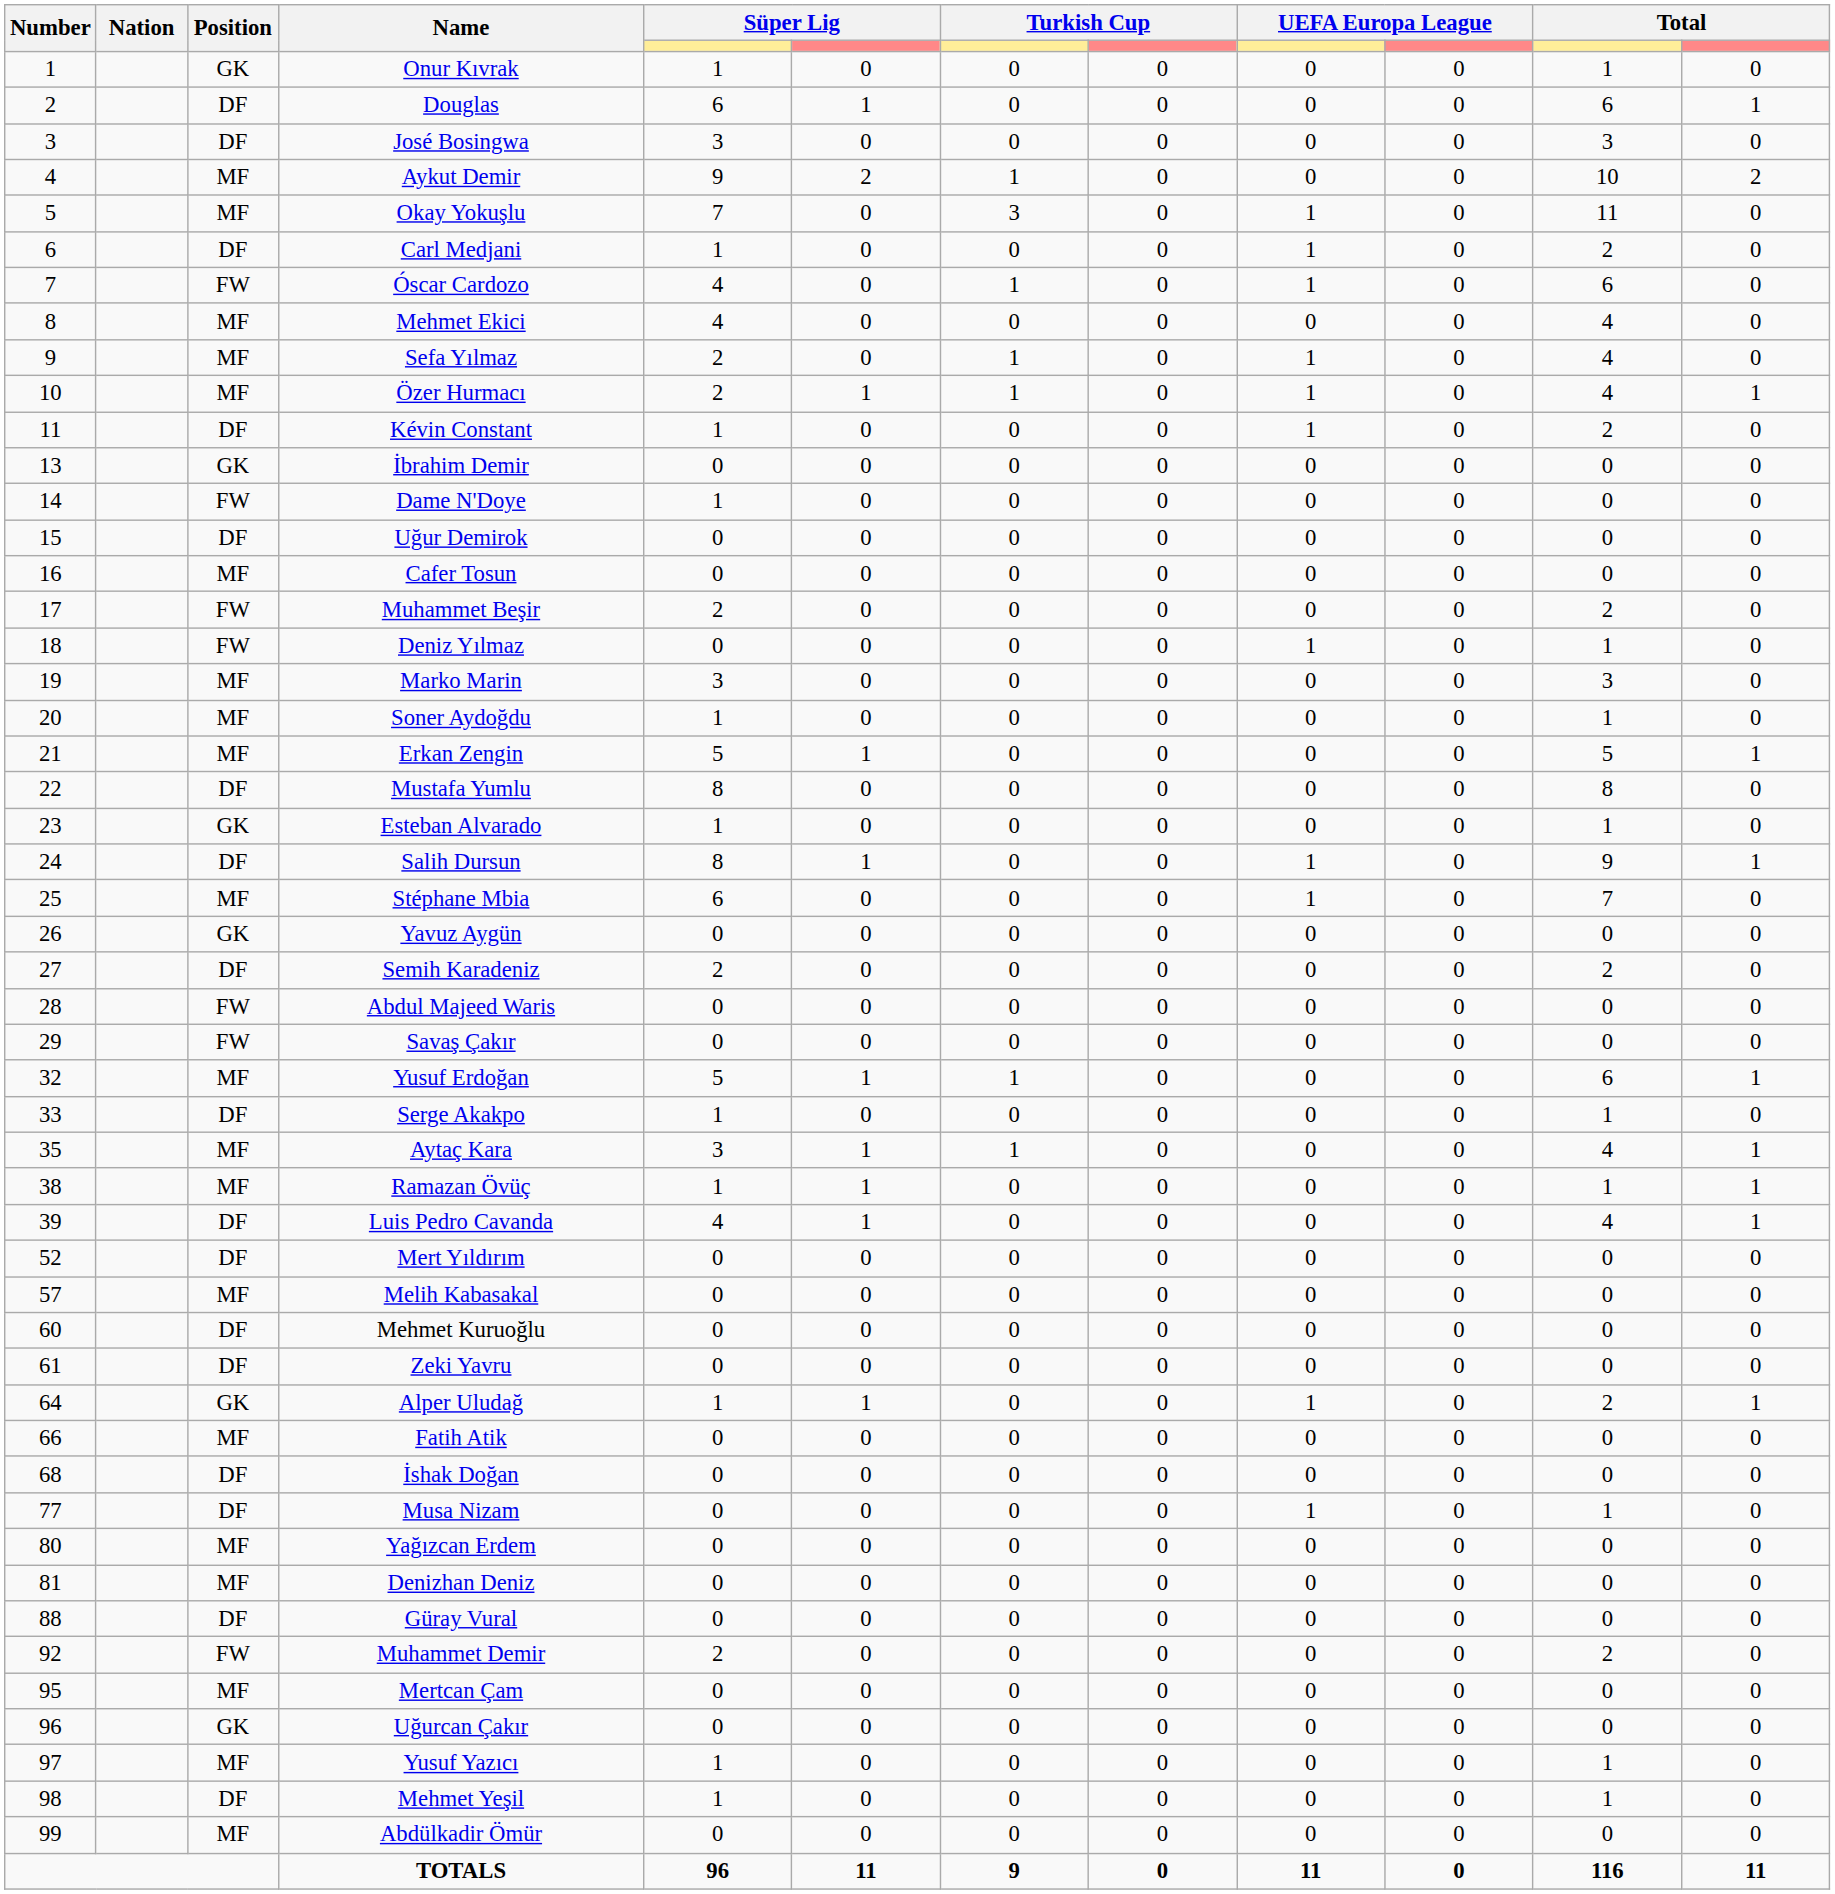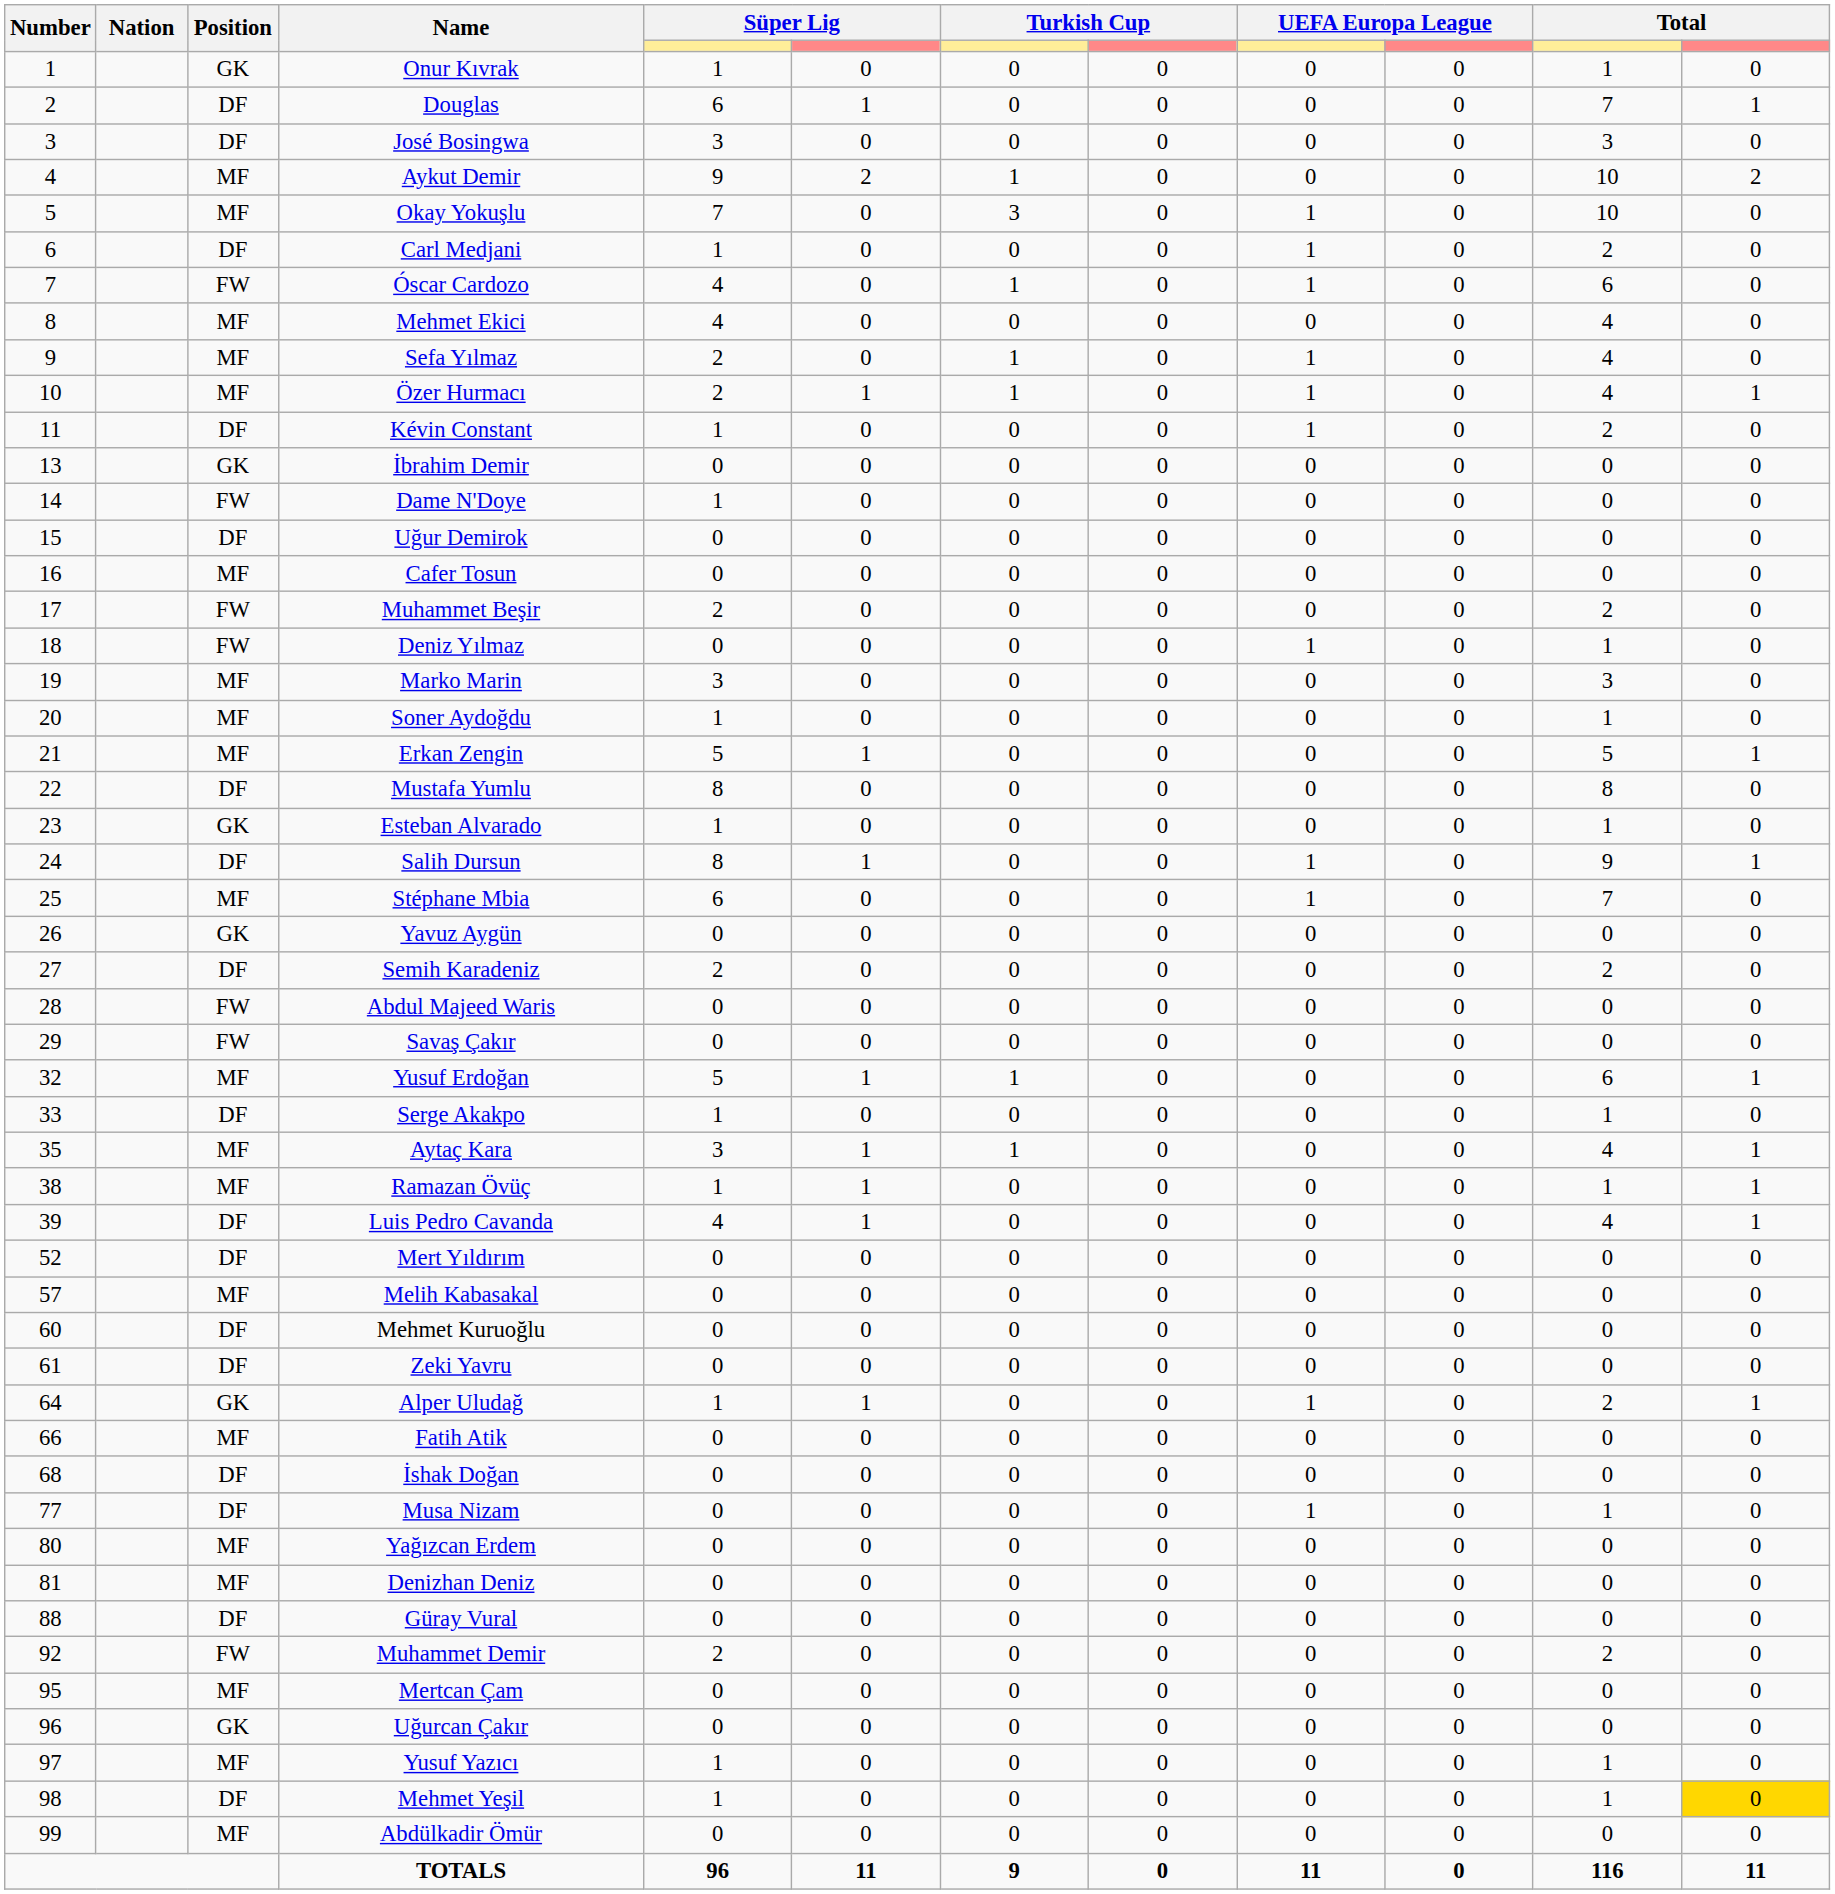(1607, 105) 6 -> (1607, 105) 7
(1607, 213) 11 -> (1607, 213) 10
(1756, 1798) no background -> (1756, 1798) gold background
